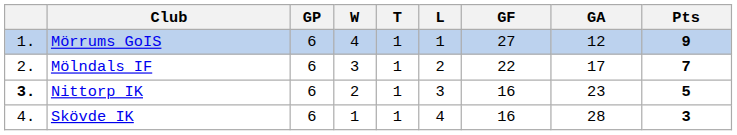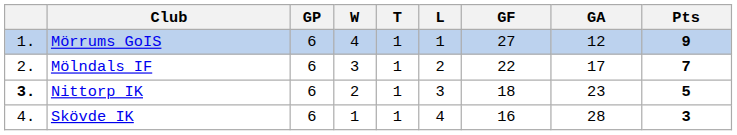(506, 92) 16 -> (506, 92) 18
